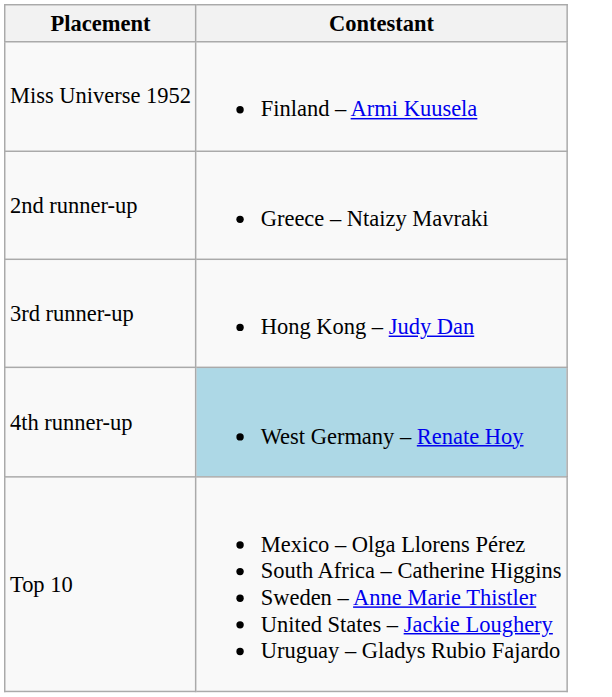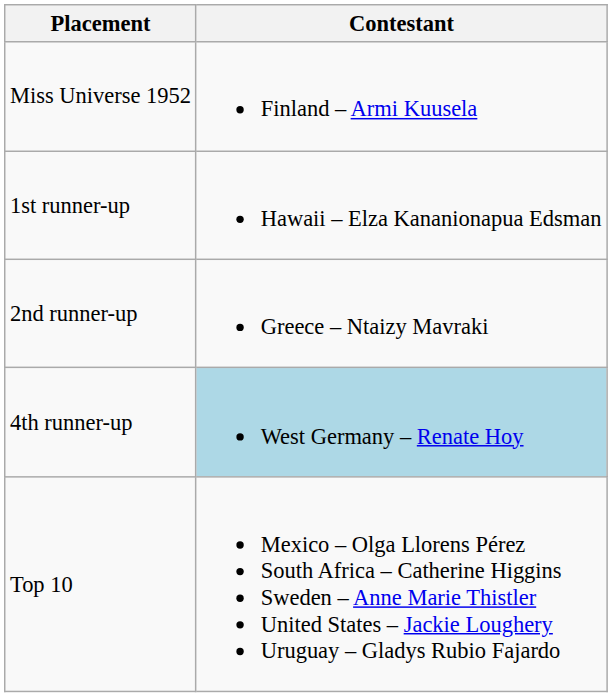+ row: (70, 204)
- row: (72, 313)
